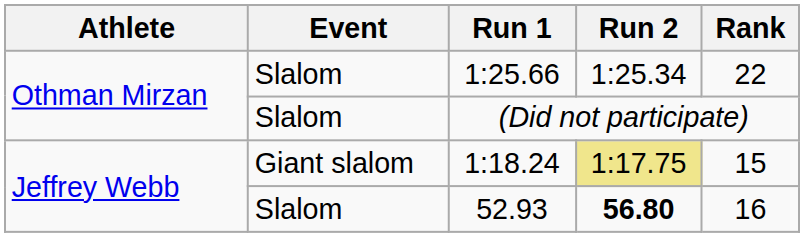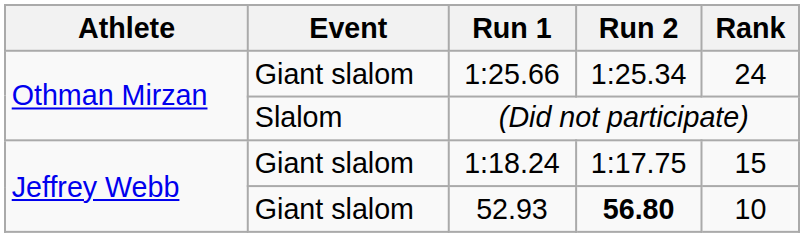(299, 73) Slalom -> (334, 73) Giant slalom
(750, 73) 22 -> (750, 73) 24
(639, 164) khaki background -> (639, 164) no background
(299, 209) Slalom -> (334, 209) Giant slalom
(750, 209) 16 -> (750, 209) 10
